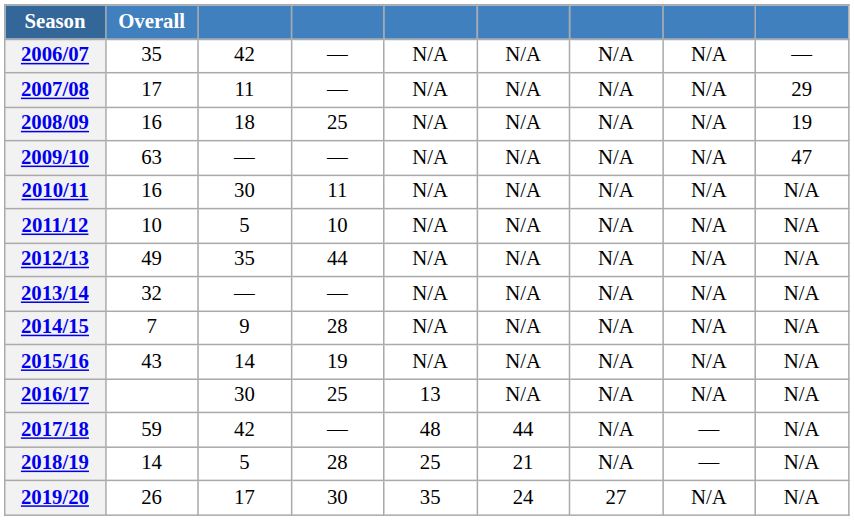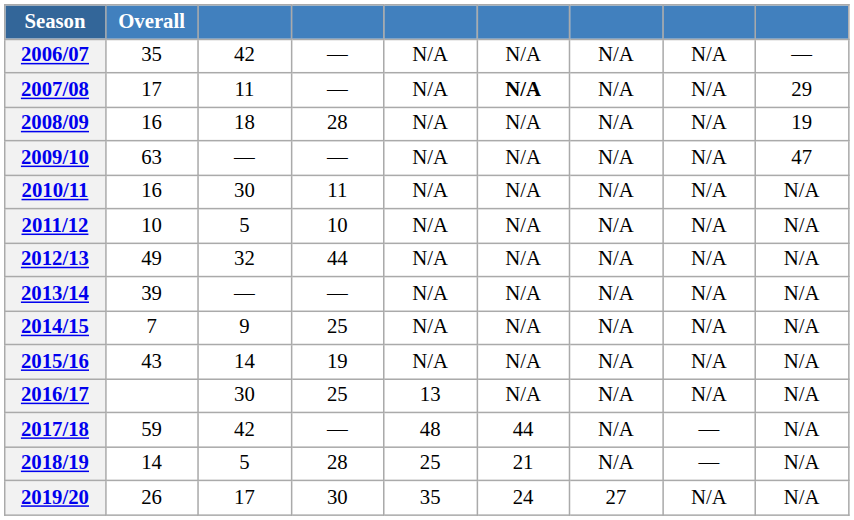(523, 89) normal -> (523, 89) bold
(337, 123) 25 -> (337, 123) 28
(244, 259) 35 -> (244, 259) 32
(152, 293) 32 -> (152, 293) 39
(337, 327) 28 -> (337, 327) 25
